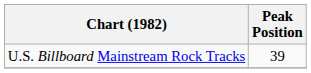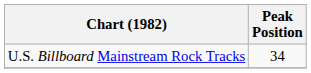(277, 56) 39 -> (277, 56) 34
